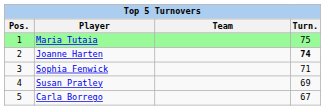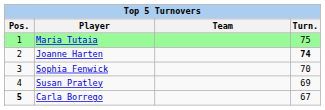(305, 69) 71 -> (305, 69) 70
(19, 97) normal -> (19, 97) bold
